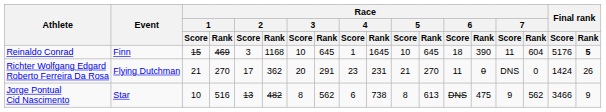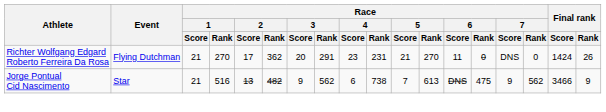- row: (40, 52)
(196, 96) 10 -> (196, 81) 21
(301, 96) 8 -> (301, 81) 9
(405, 96) 8 -> (405, 81) 7
